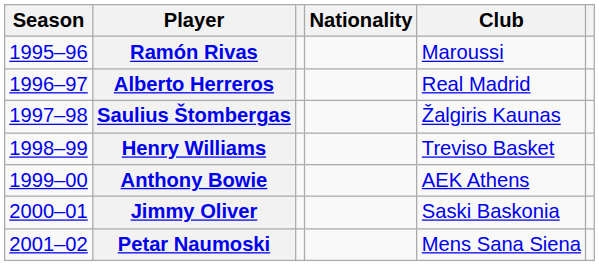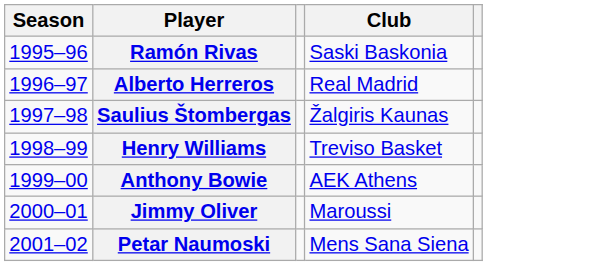- column: (361, 20)
(463, 52) Maroussi -> (378, 52) Saski Baskonia
(491, 212) Saski Baskonia -> (350, 212) Maroussi
